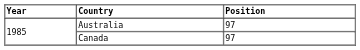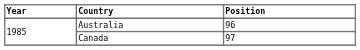(230, 25) 97 -> (230, 25) 96
